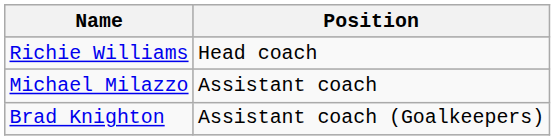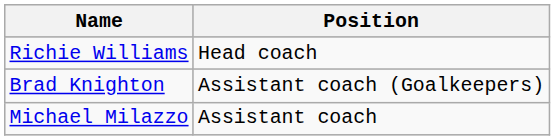rows swapped: (99, 86) <-> (87, 118)
